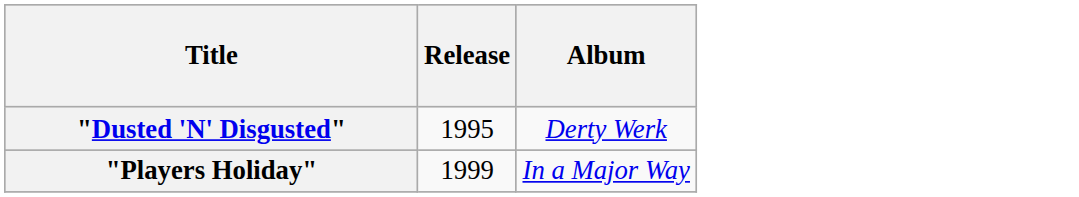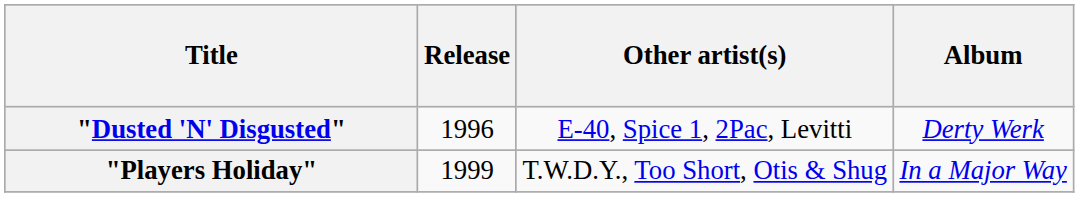+ column: (705, 55)
(467, 128) 1995 -> (467, 128) 1996
